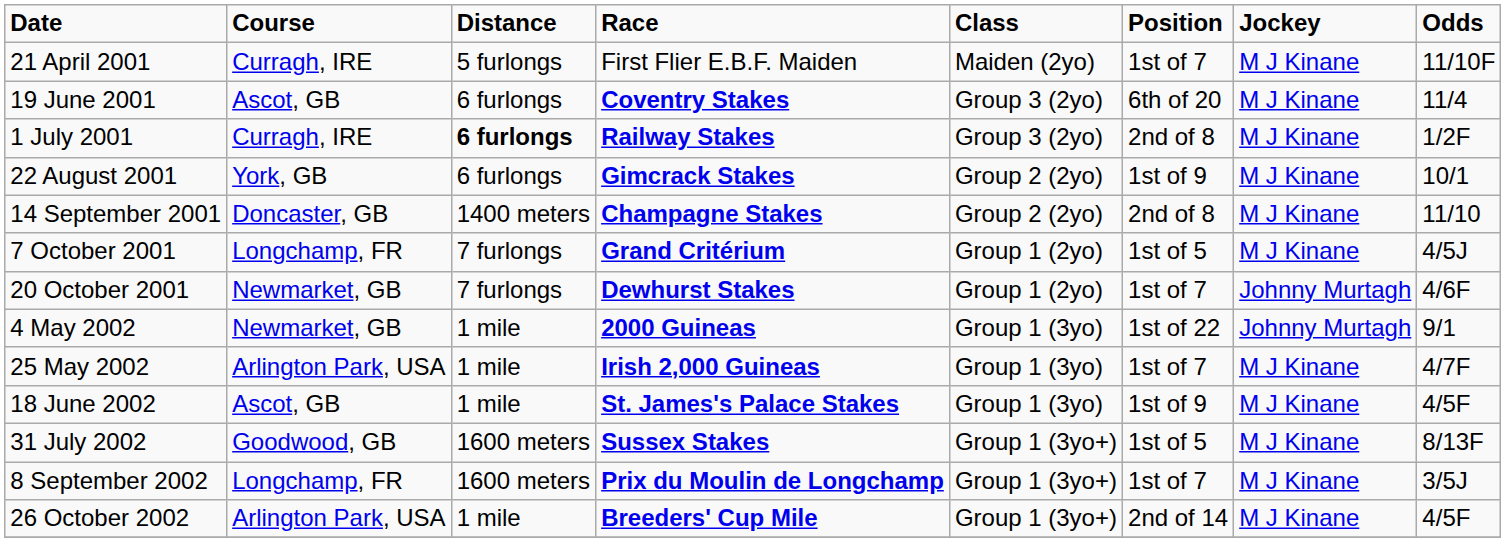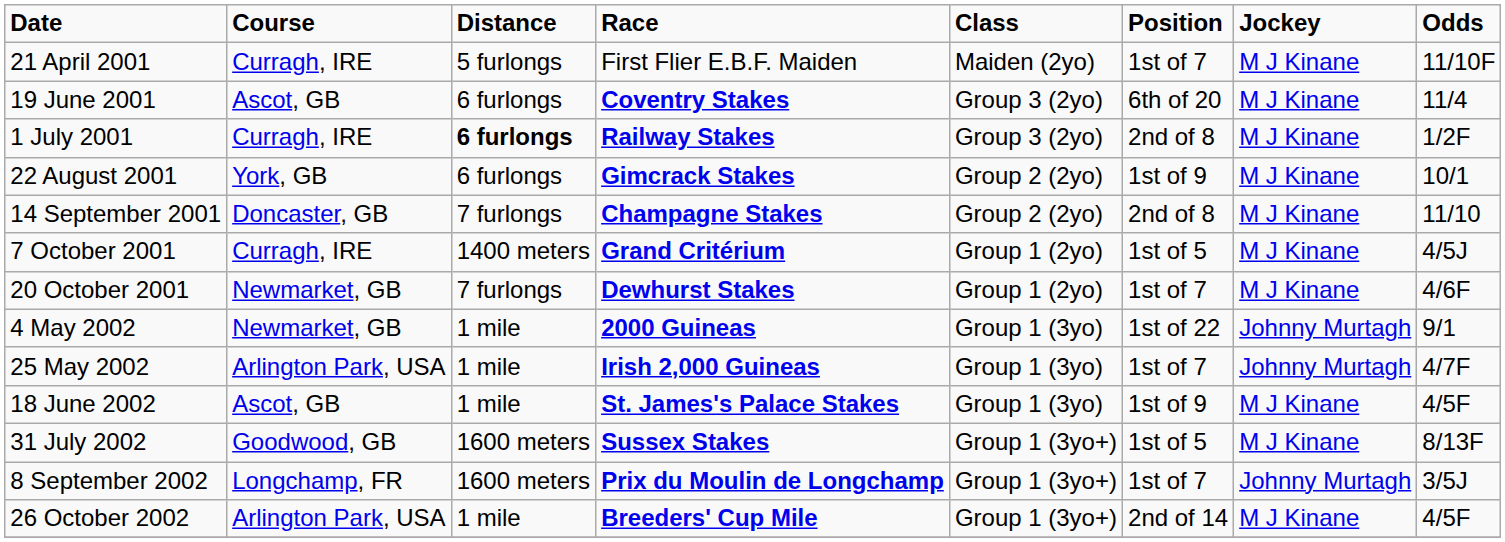(523, 213) 1400 meters -> (509, 213) 7 furlongs
(318, 251) Longchamp, FR -> (302, 251) Curragh, IRE
(509, 251) 7 furlongs -> (523, 251) 1400 meters
(1325, 289) Johnny Murtagh -> (1299, 289) M J Kinane
(1299, 366) M J Kinane -> (1325, 366) Johnny Murtagh
(1299, 480) M J Kinane -> (1325, 480) Johnny Murtagh
